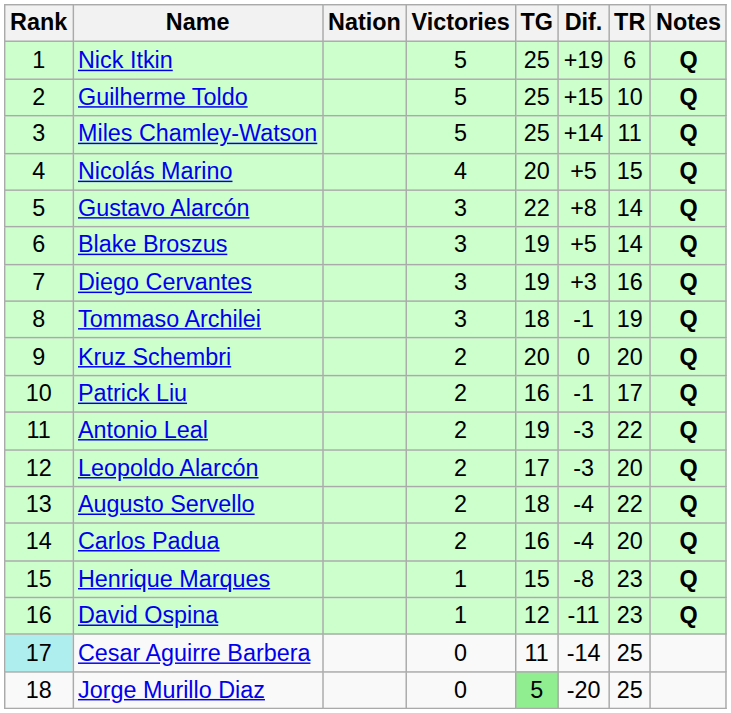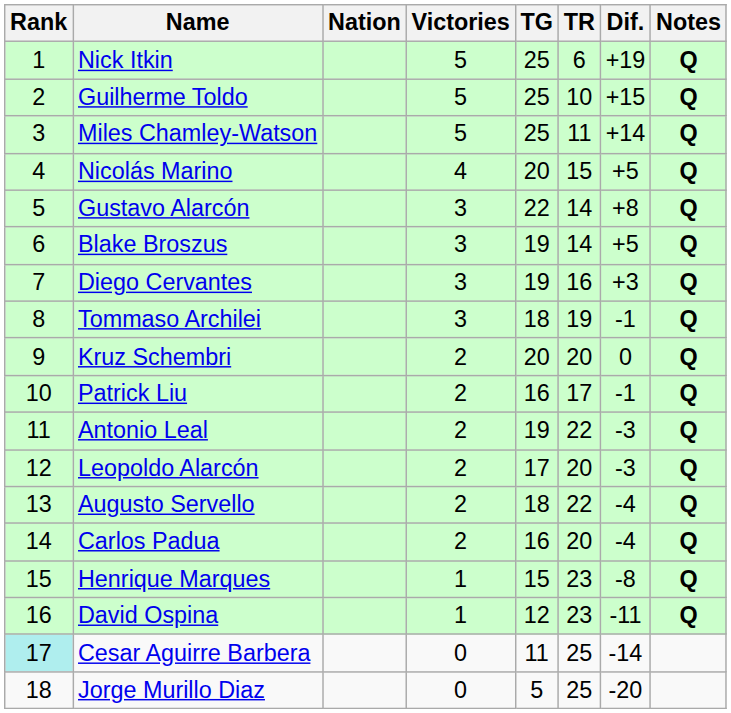columns swapped: (630, 23) <-> (584, 23)
(537, 689) lightgreen background -> (537, 689) no background
